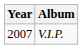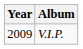(20, 34) 2007 -> (20, 34) 2009
